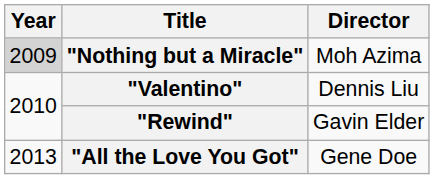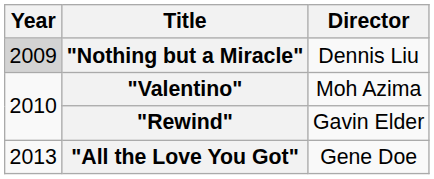(369, 55) Moh Azima -> (369, 55) Dennis Liu
(369, 88) Dennis Liu -> (369, 88) Moh Azima
